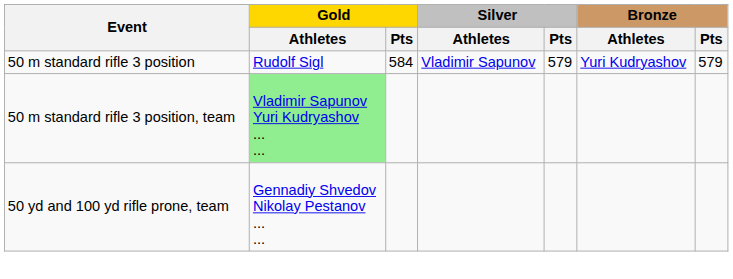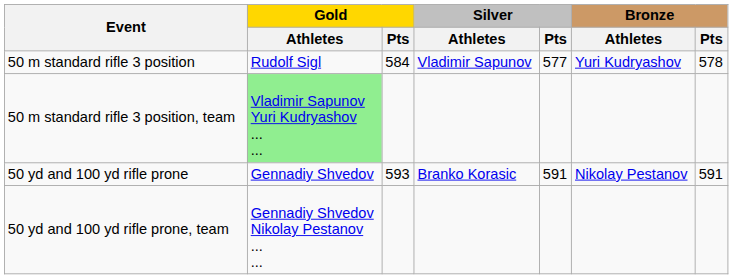(560, 62) 579 -> (555, 62) 577
(711, 62) 579 -> (711, 62) 578
+ row: (98, 173)
